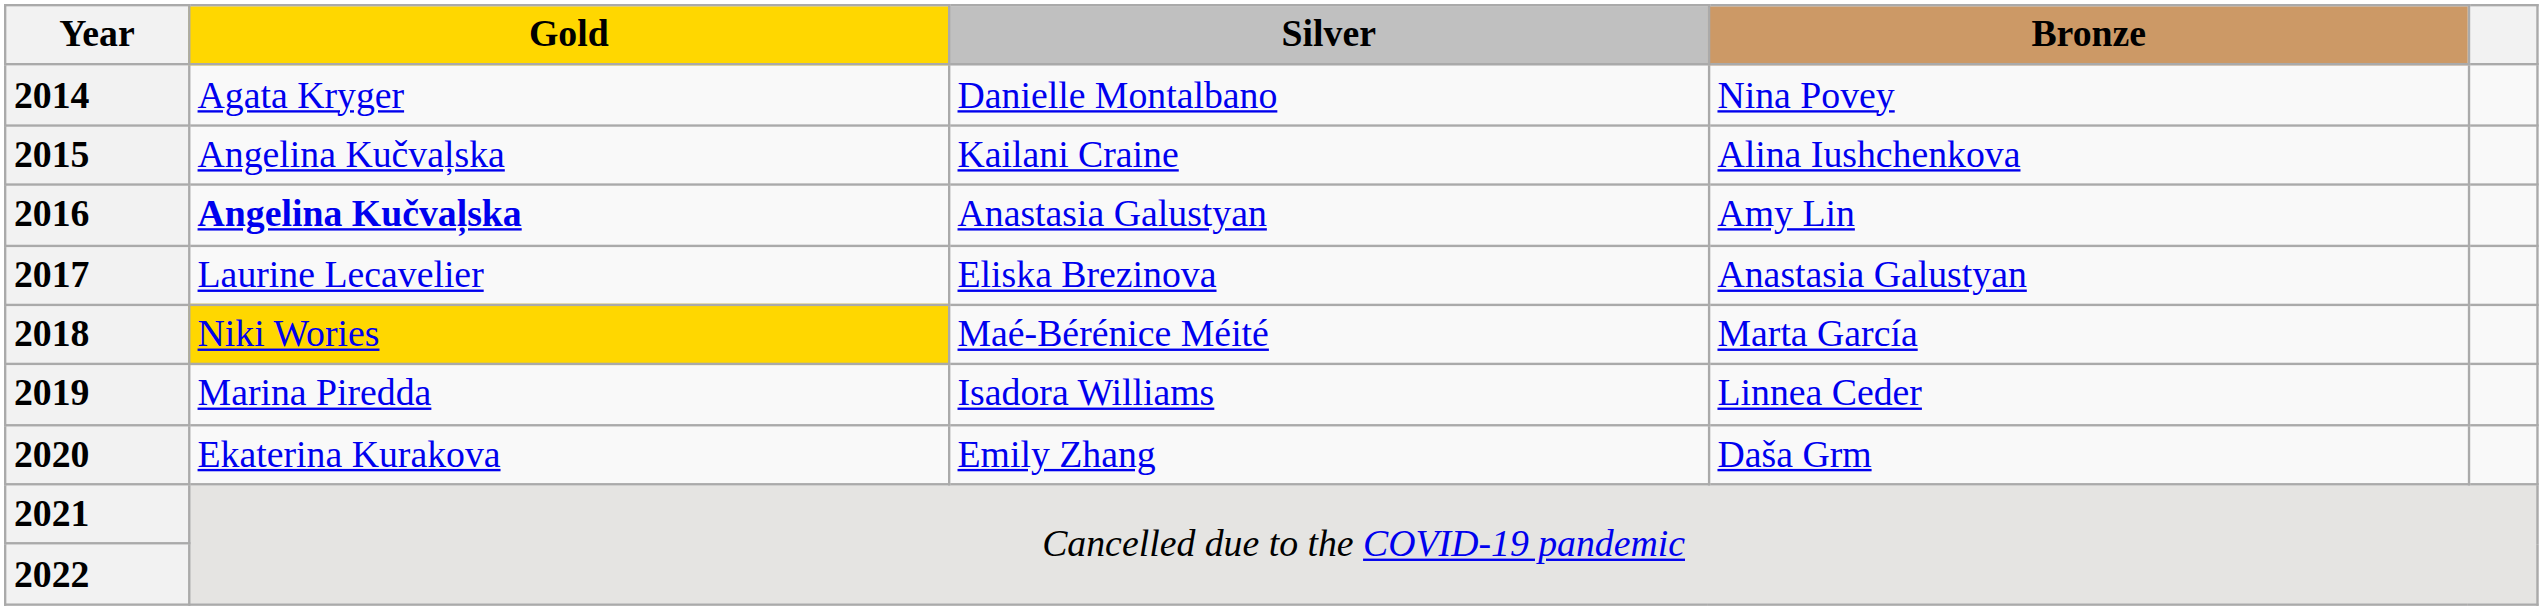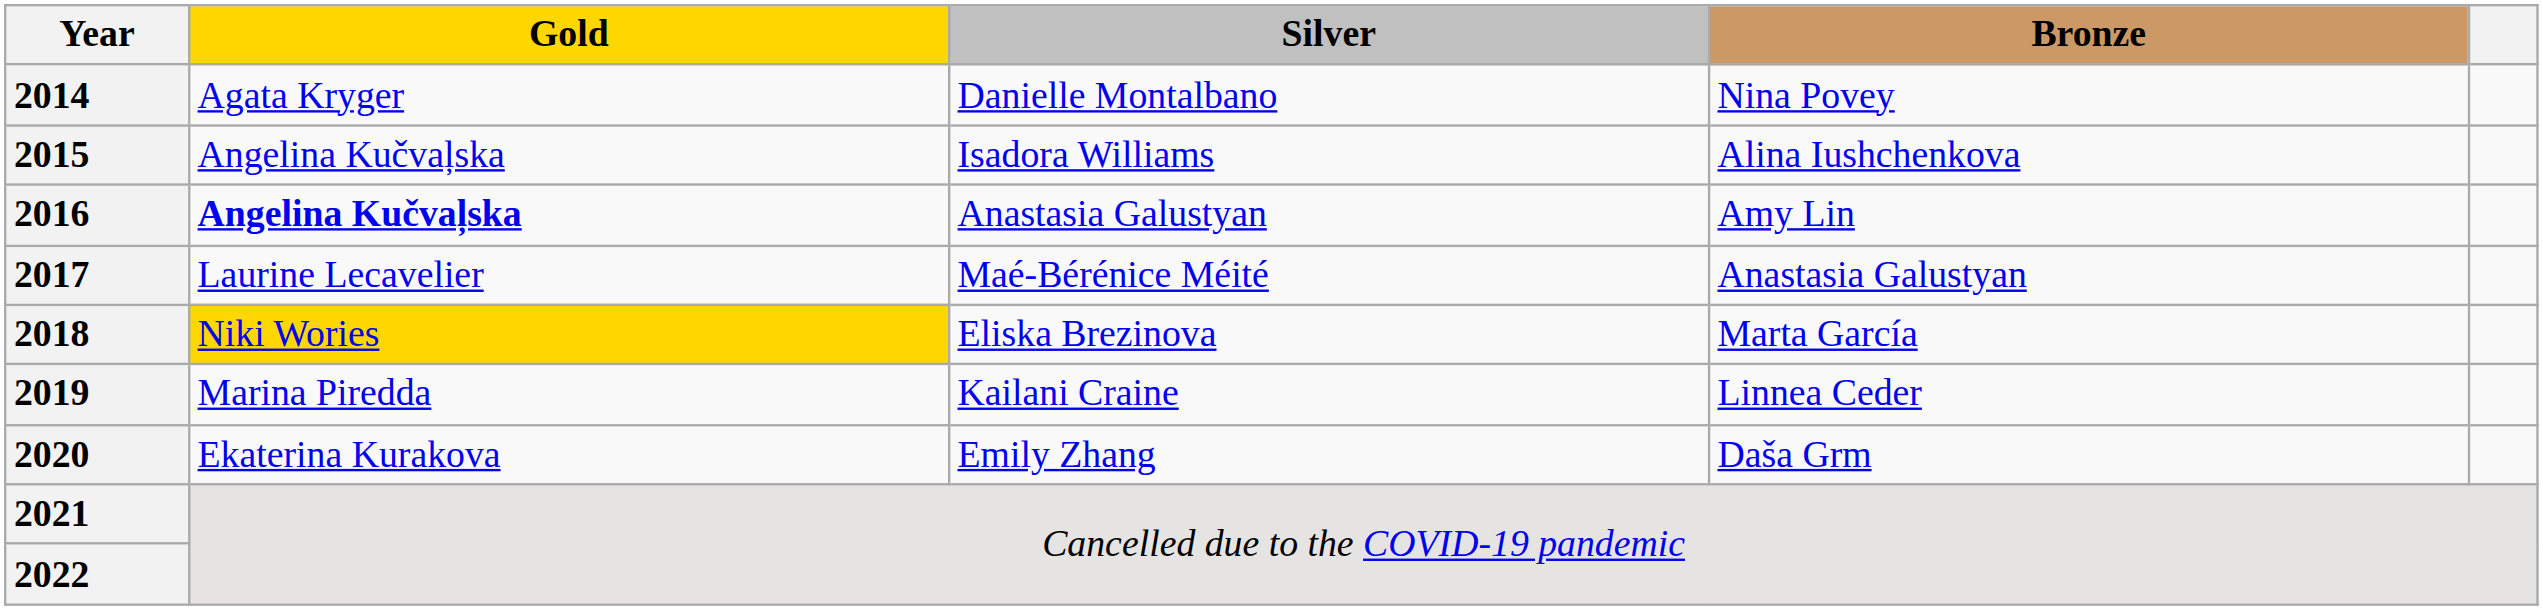(1068, 154) Kailani Craine -> (1086, 154) Isadora Williams
(1087, 273) Eliska Brezinova -> (1113, 273) Maé-Bérénice Méité
(1113, 333) Maé-Bérénice Méité -> (1087, 333) Eliska Brezinova
(1086, 393) Isadora Williams -> (1068, 393) Kailani Craine
